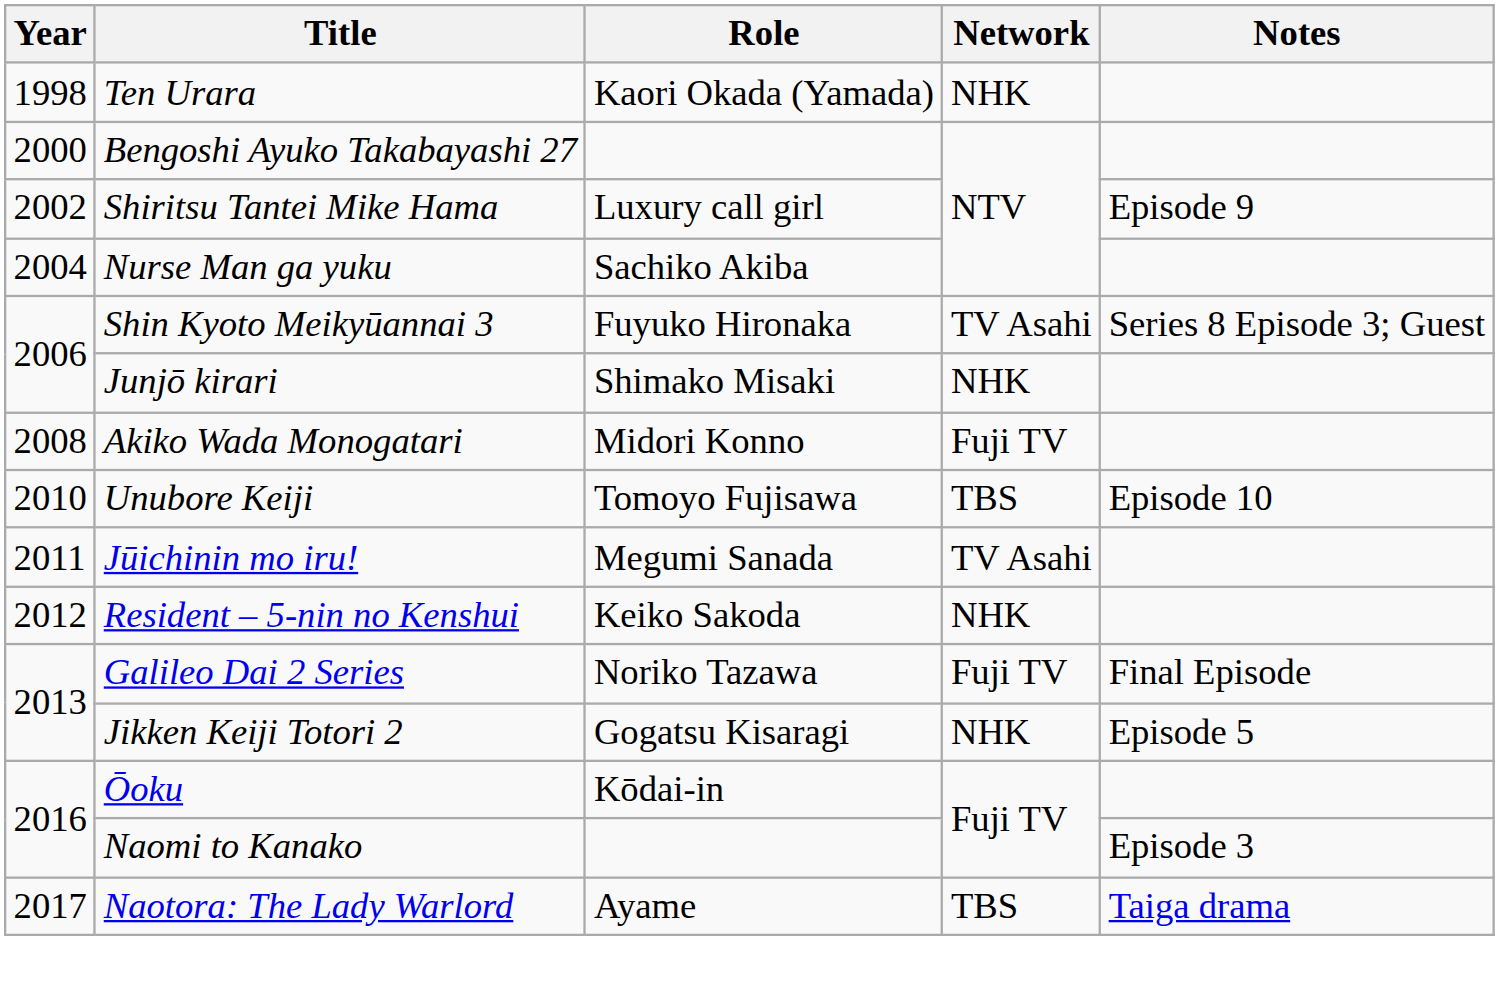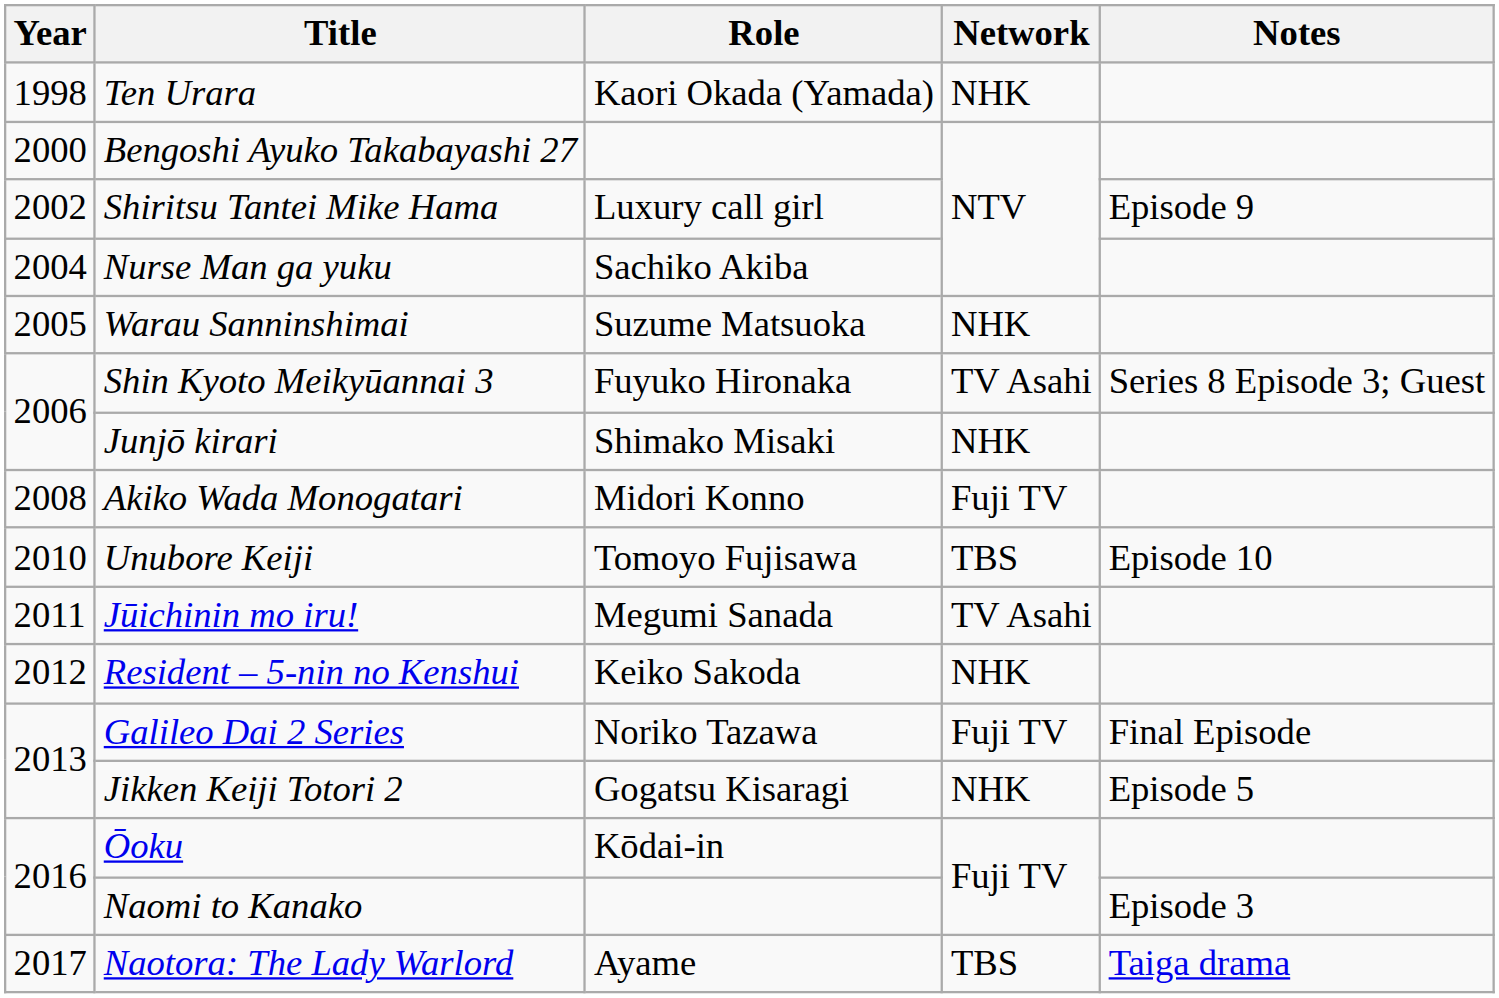+ row: (256, 324)
